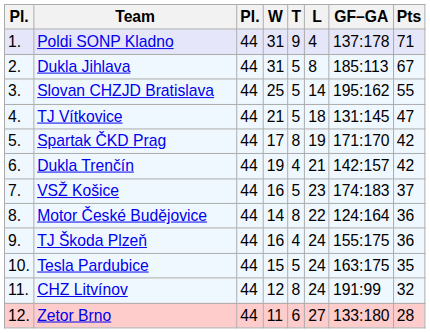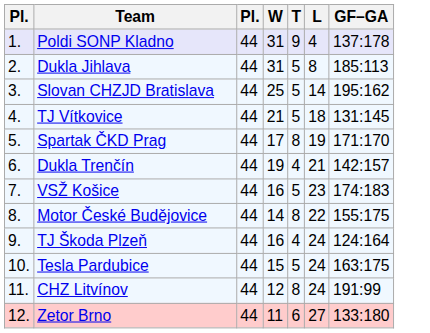- column: (409, 16)
(361, 215) 124:164 -> (361, 215) 155:175
(361, 240) 155:175 -> (361, 240) 124:164
